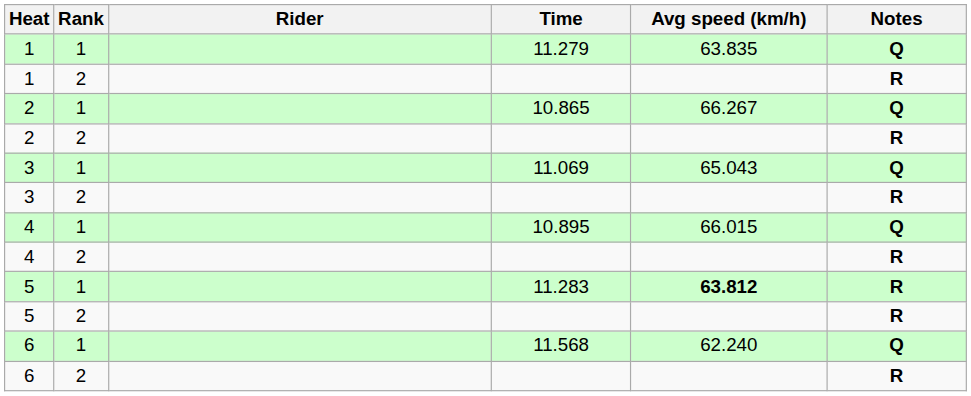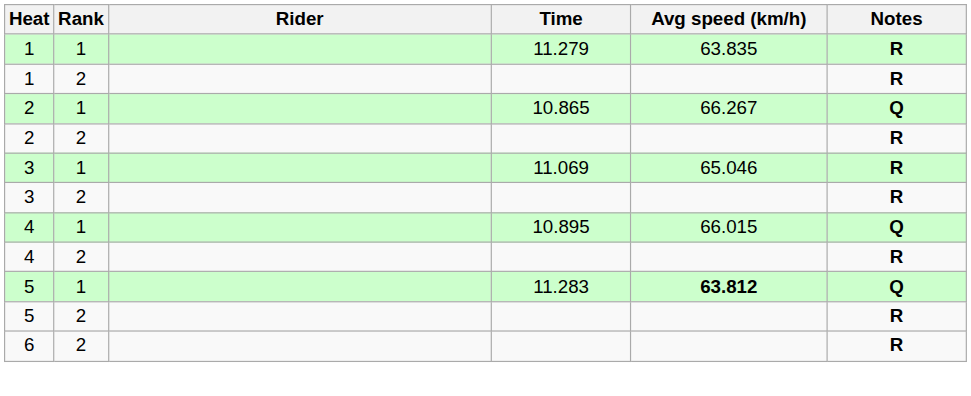(897, 49) Q -> (897, 49) R
(729, 167) 65.043 -> (729, 167) 65.046
(897, 167) Q -> (897, 167) R
(897, 286) R -> (897, 286) Q
- row: (29, 345)
